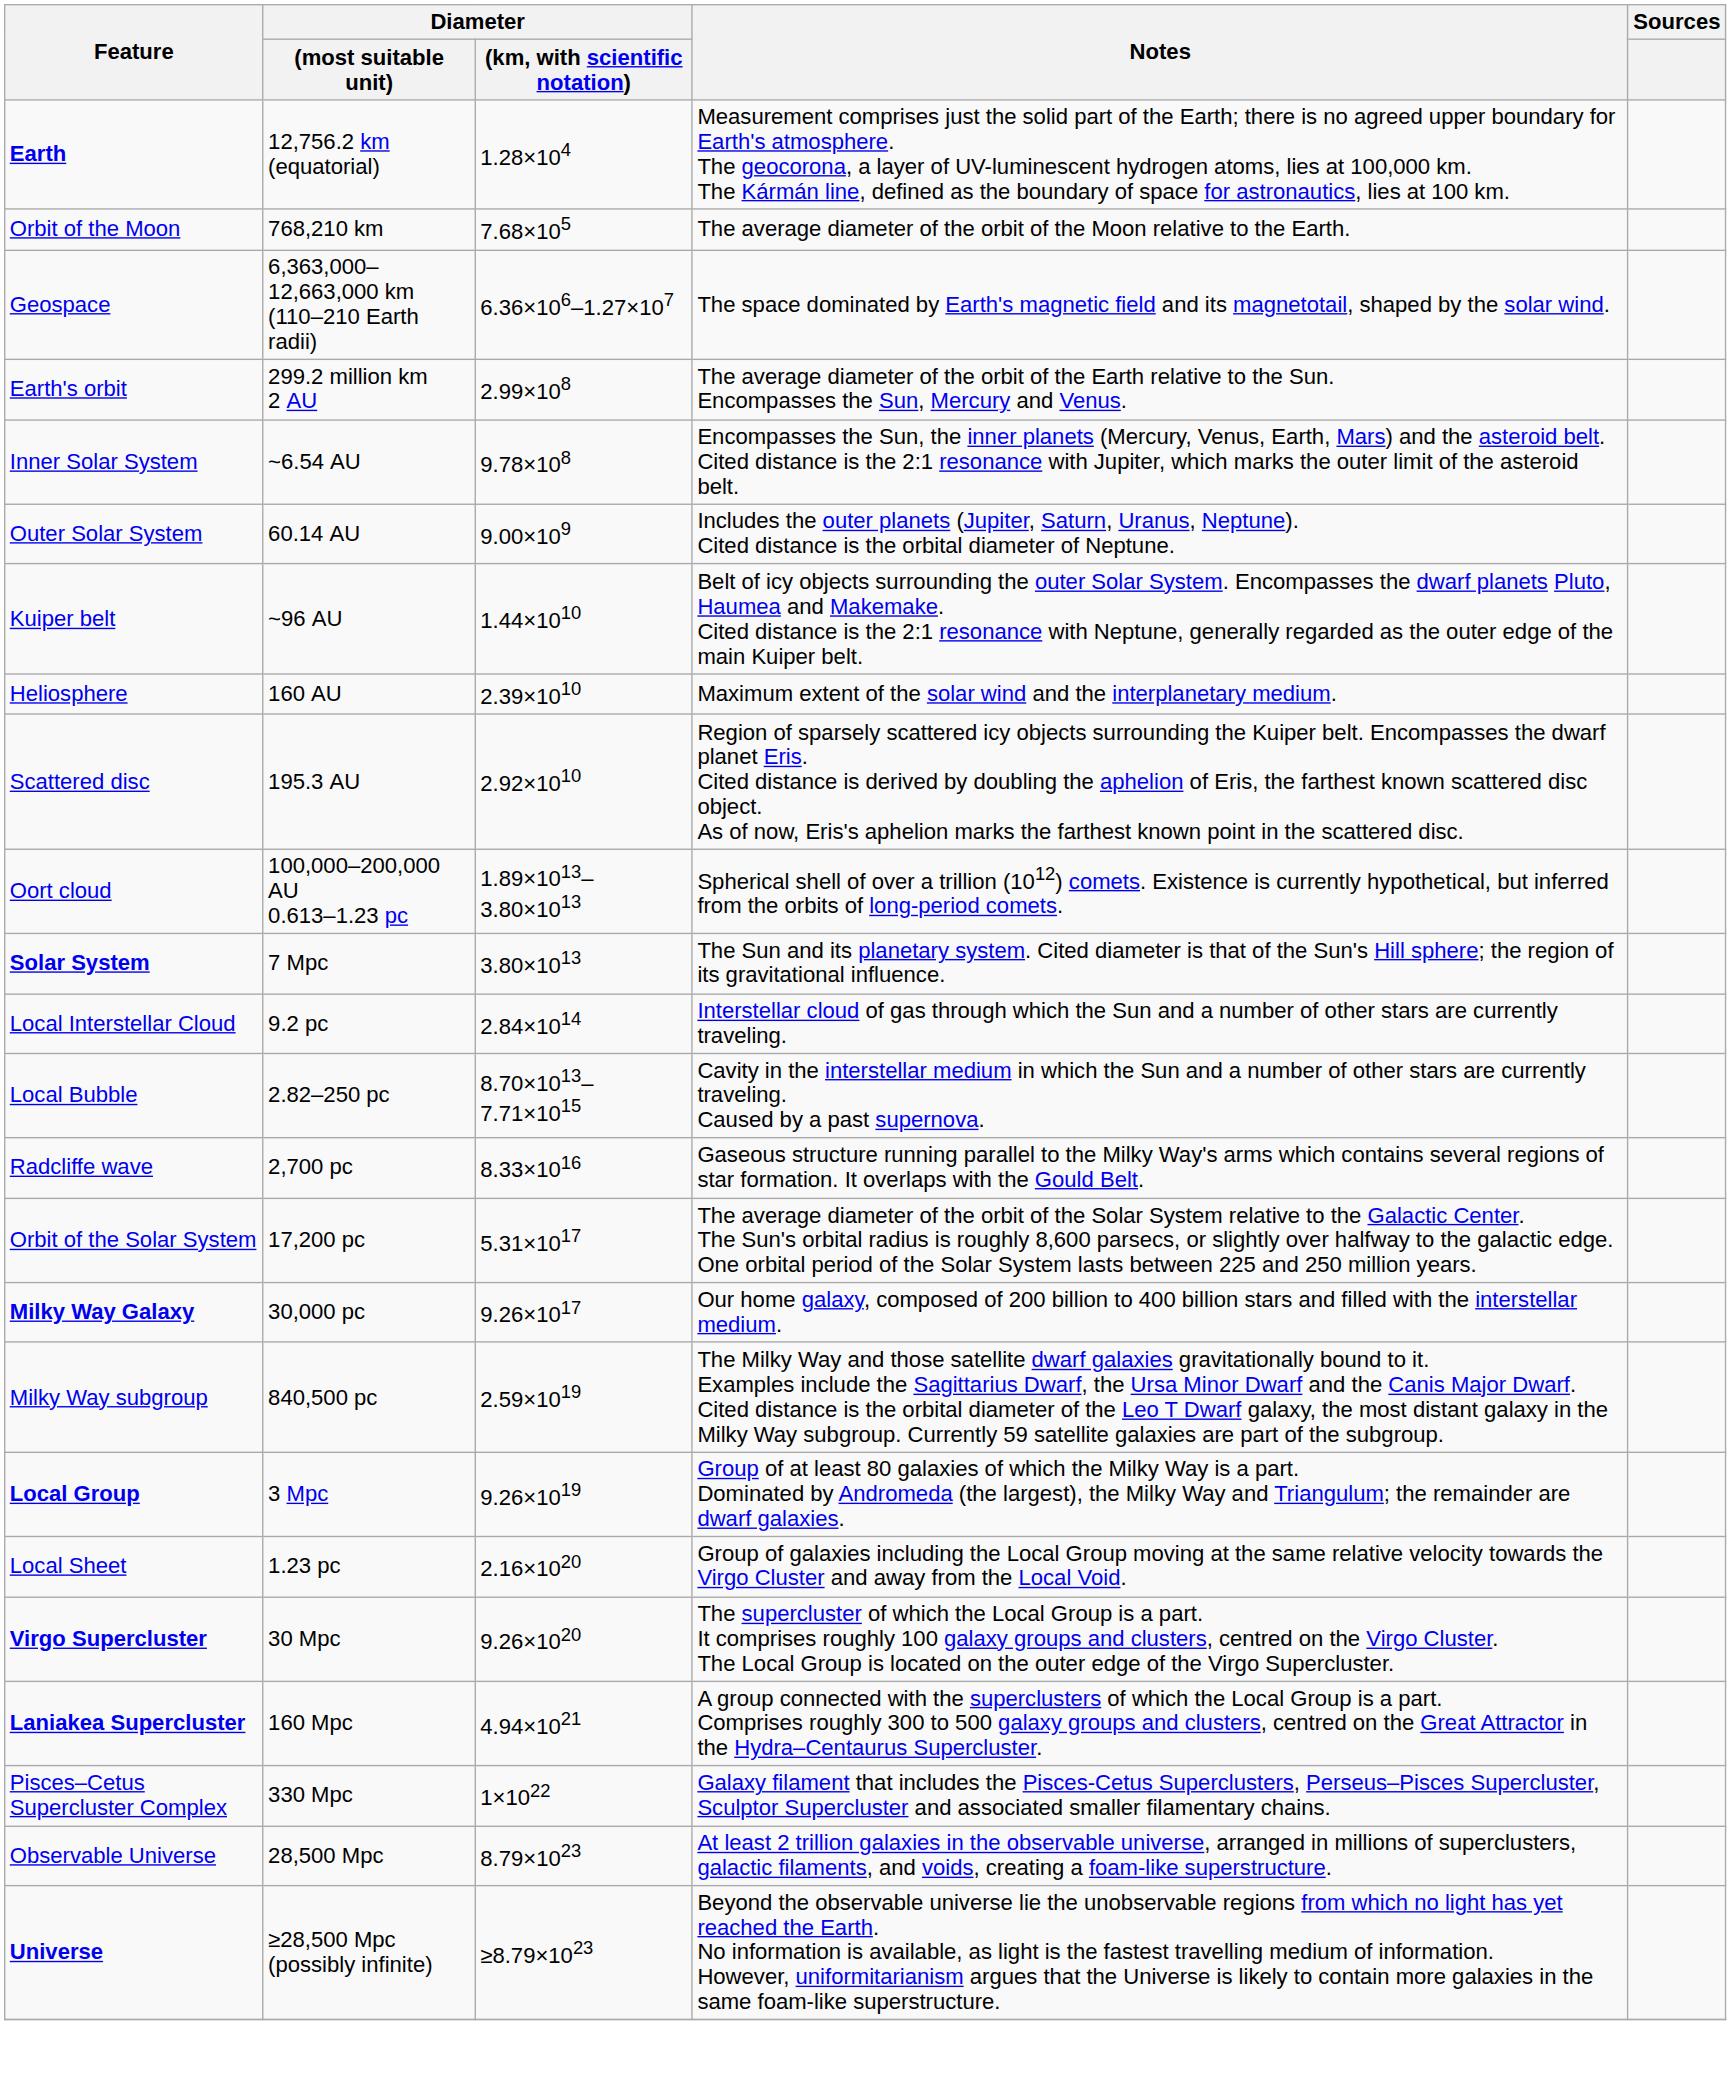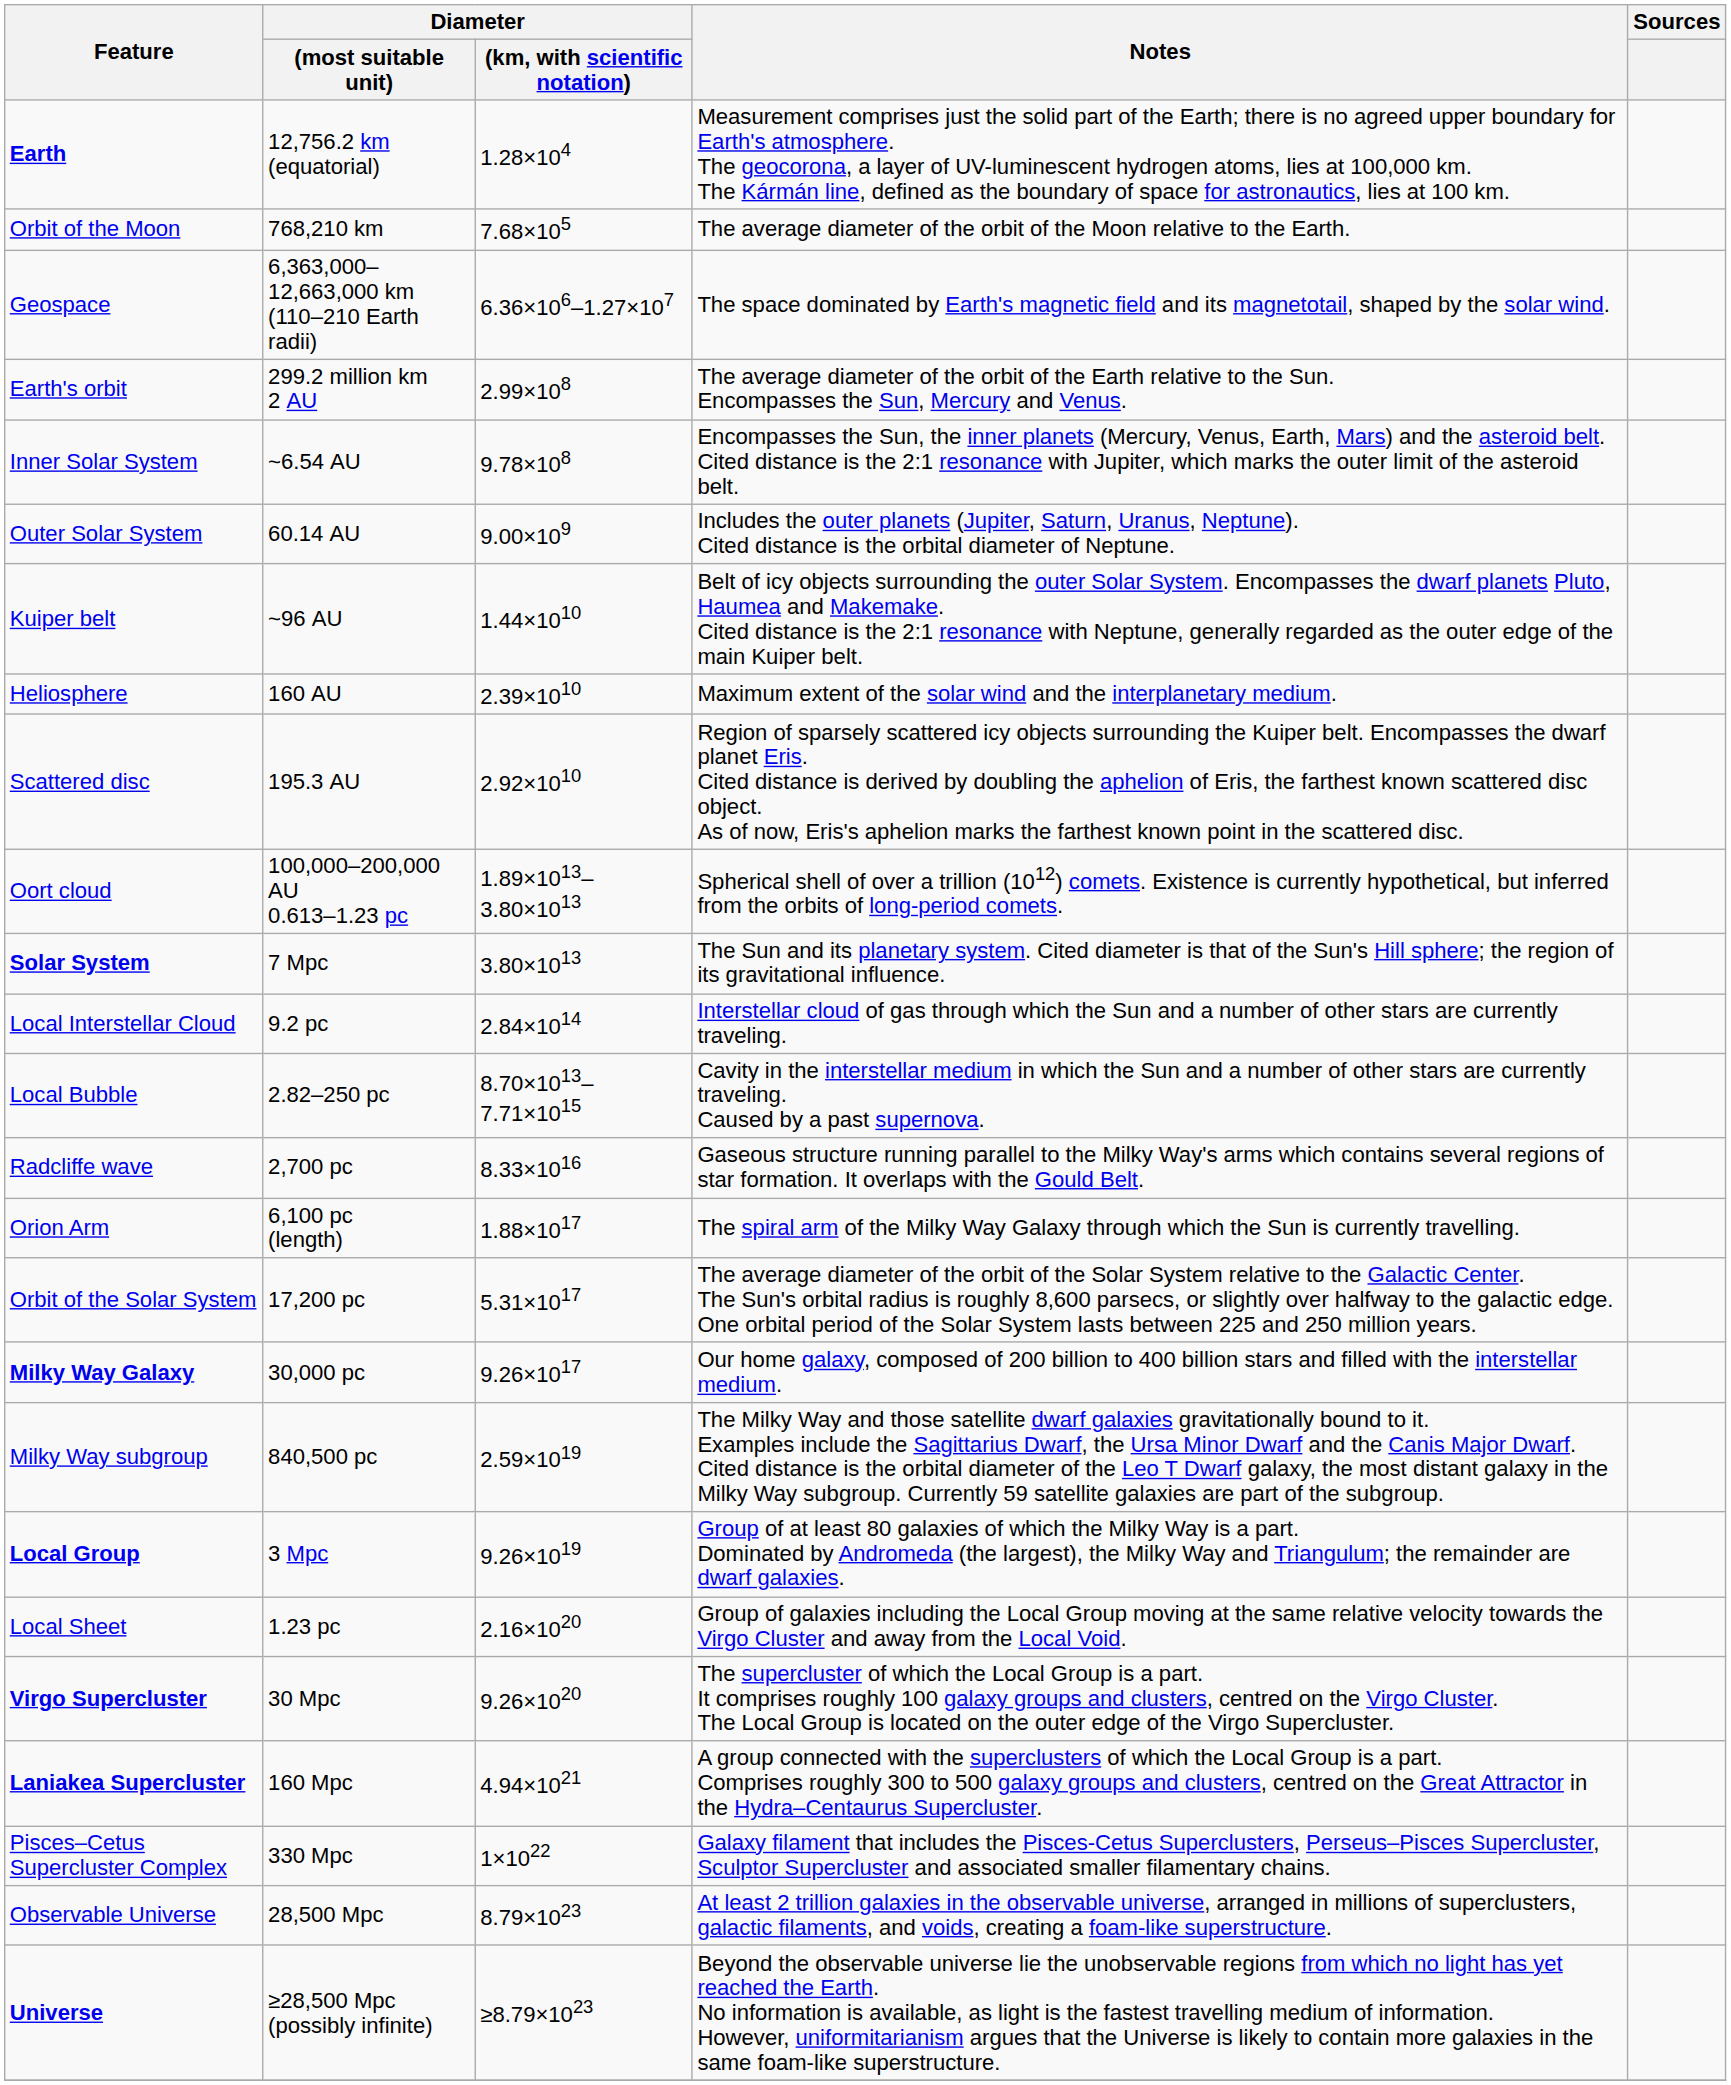+ row: (59, 1227)
